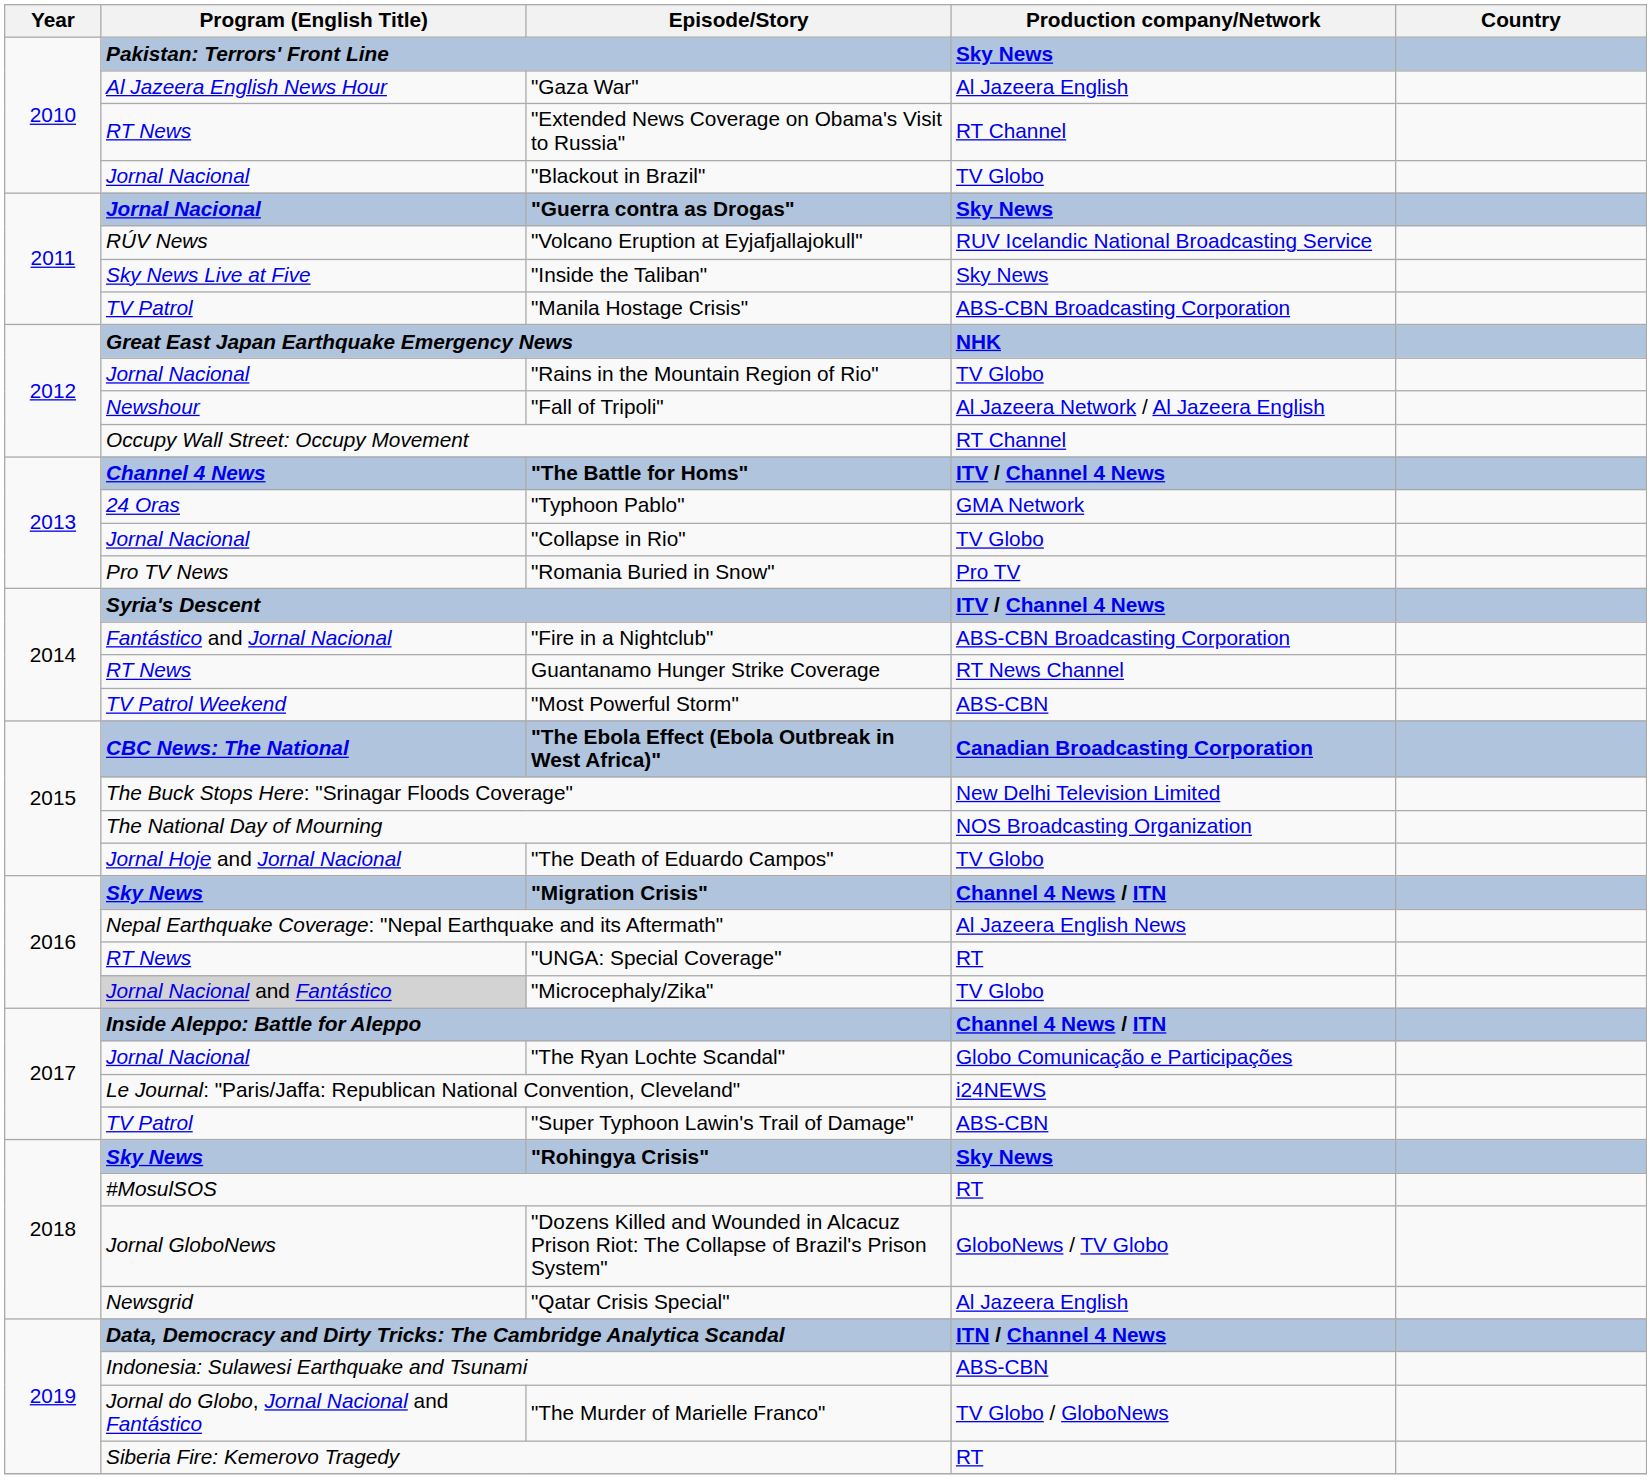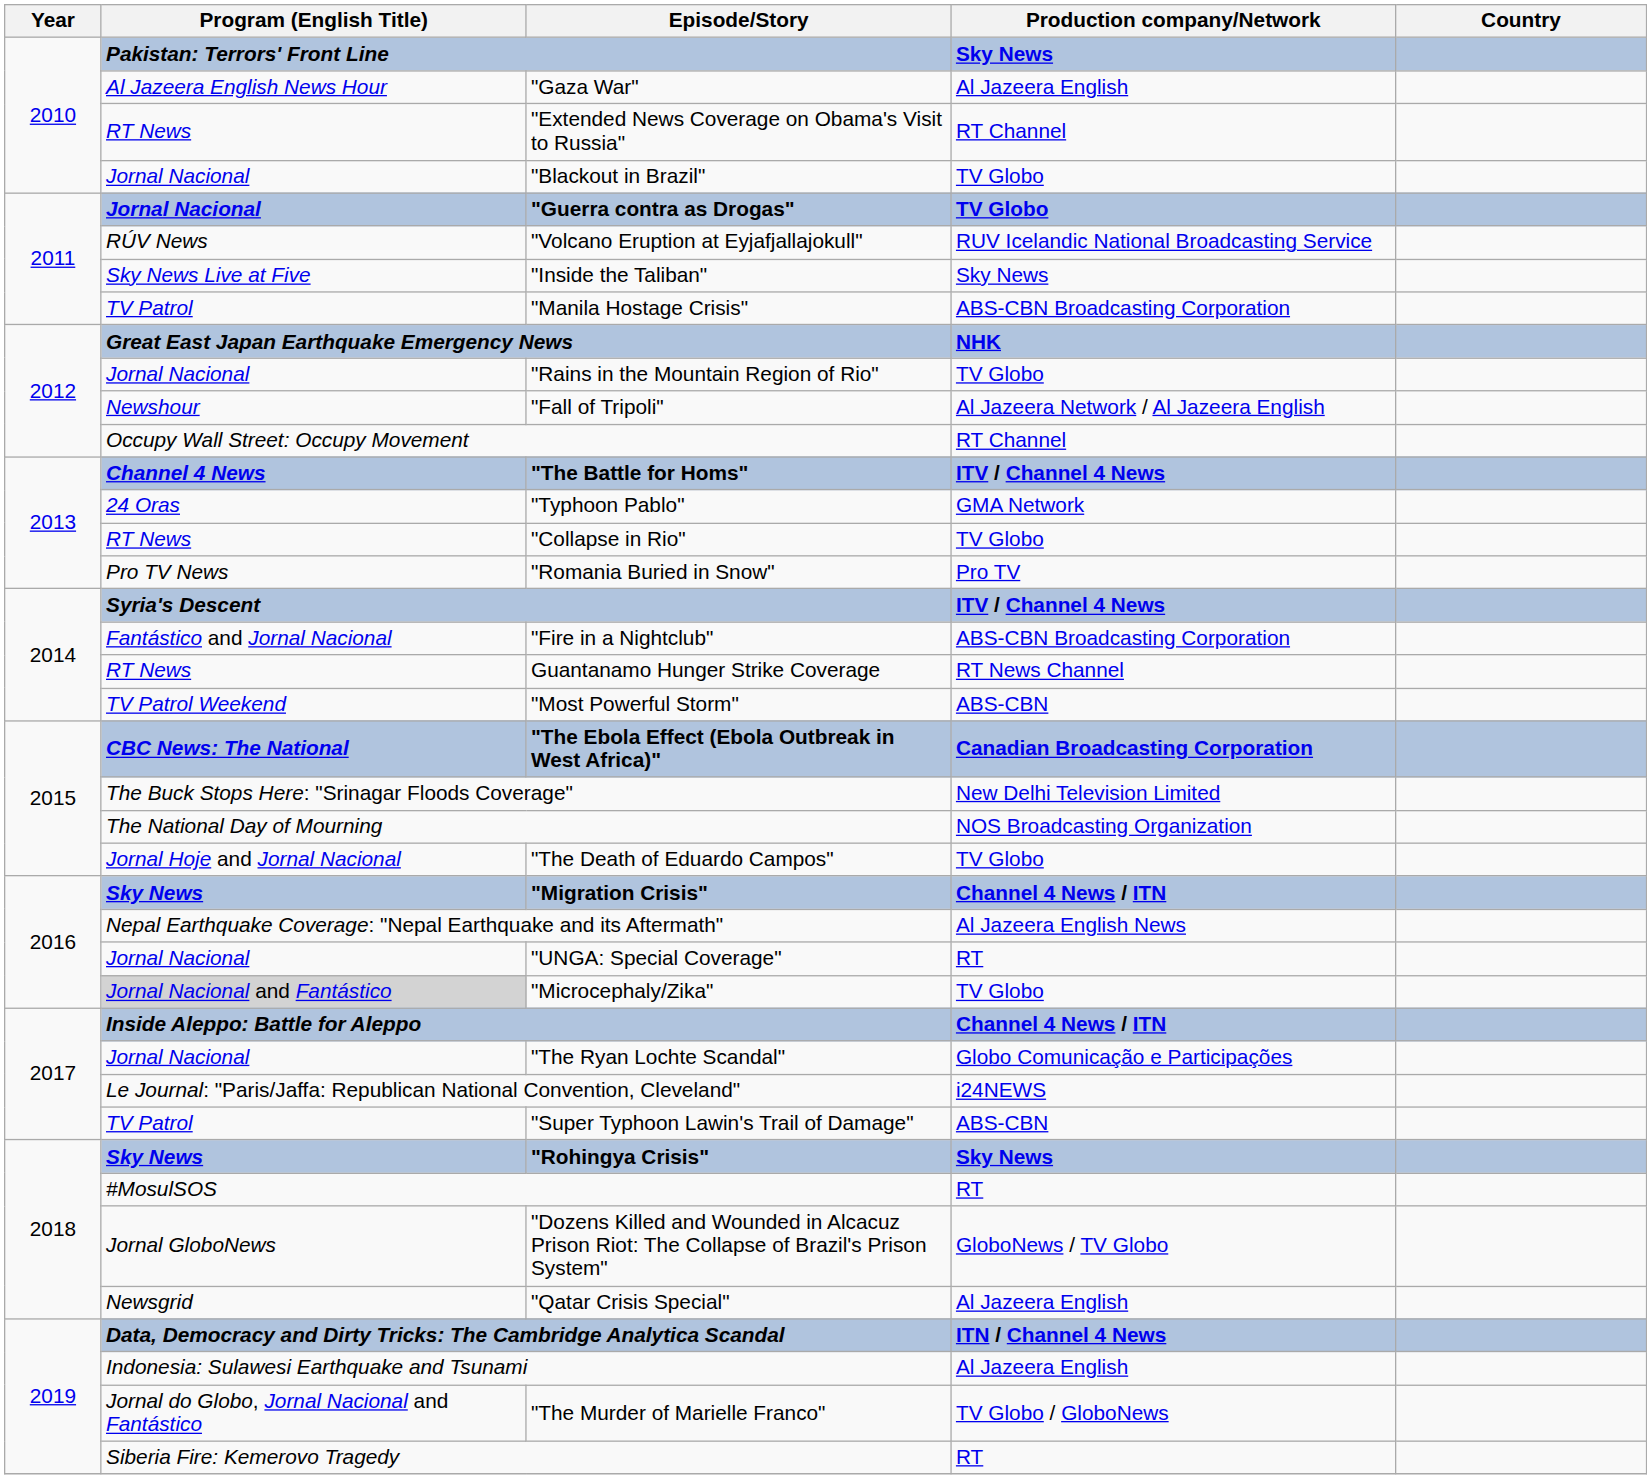(1004, 209) Sky News -> (1002, 209) TV Globo
(178, 539) Jornal Nacional -> (149, 539) RT News
(149, 958) RT News -> (178, 958) Jornal Nacional
(1002, 1368) ABS-CBN -> (1042, 1368) Al Jazeera English
